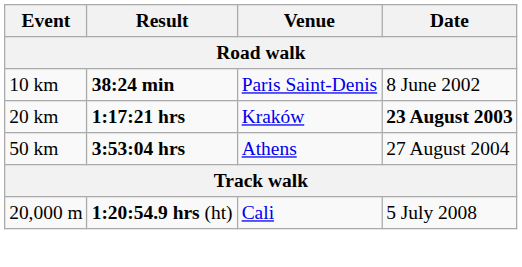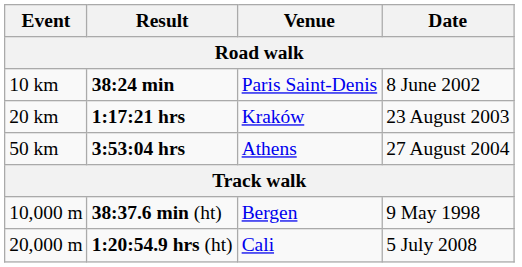(449, 116) bold -> (448, 116) normal
+ row: (46, 213)
